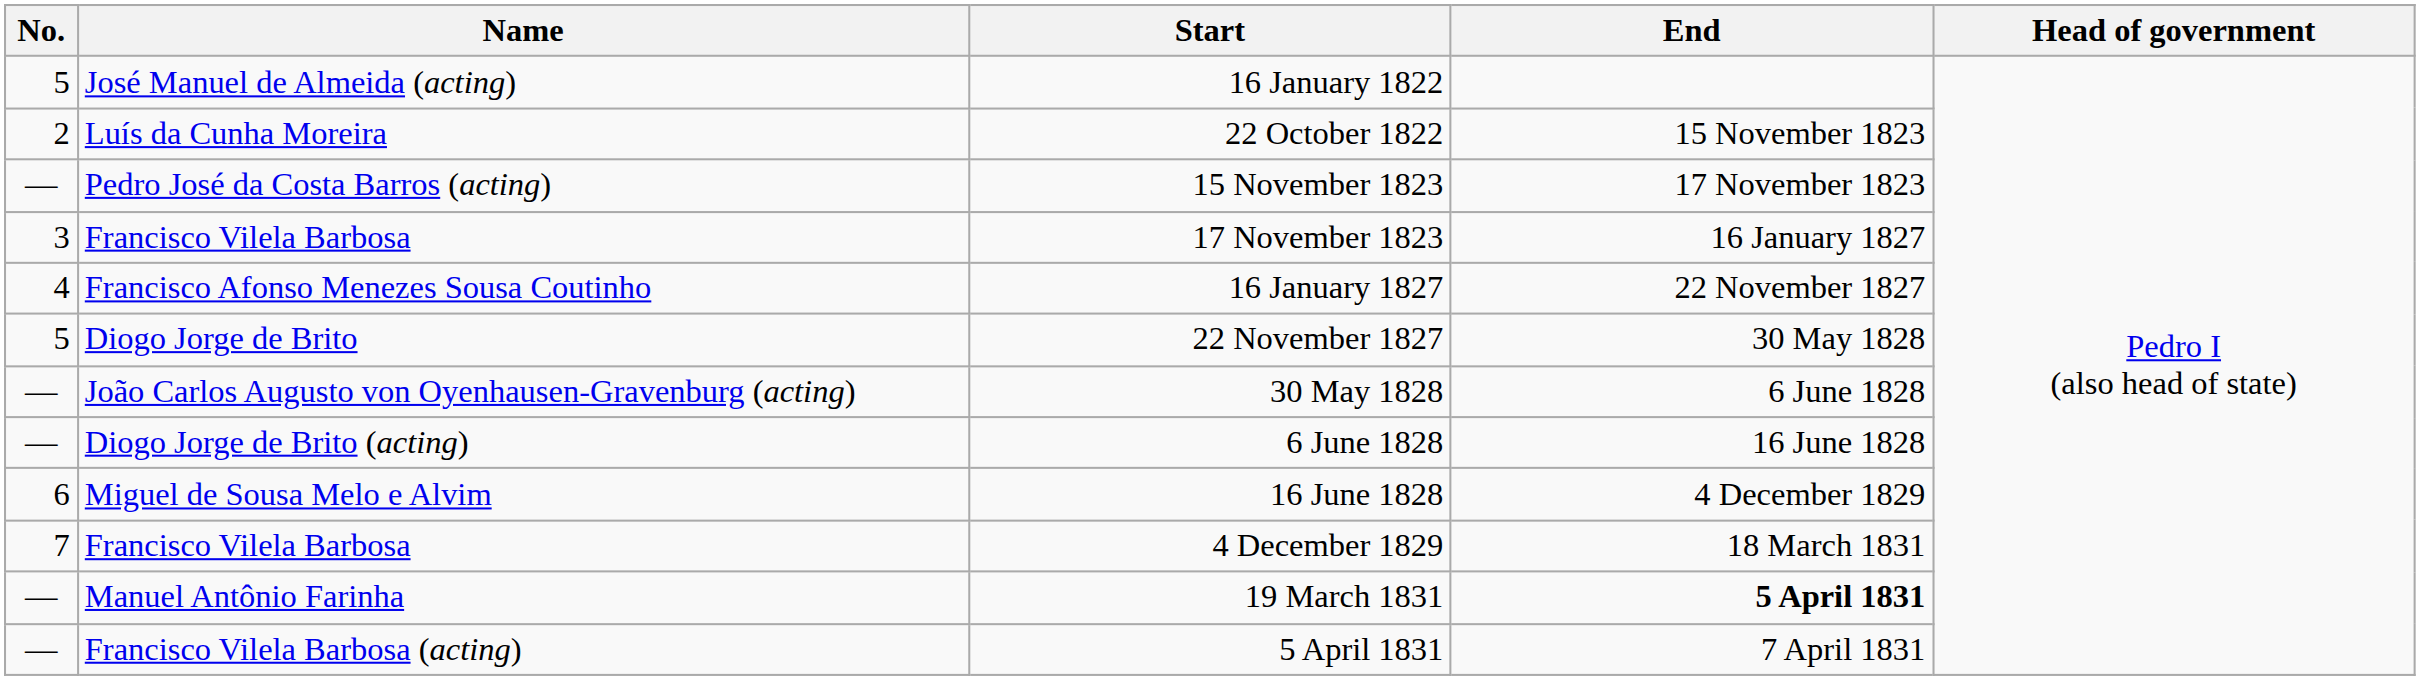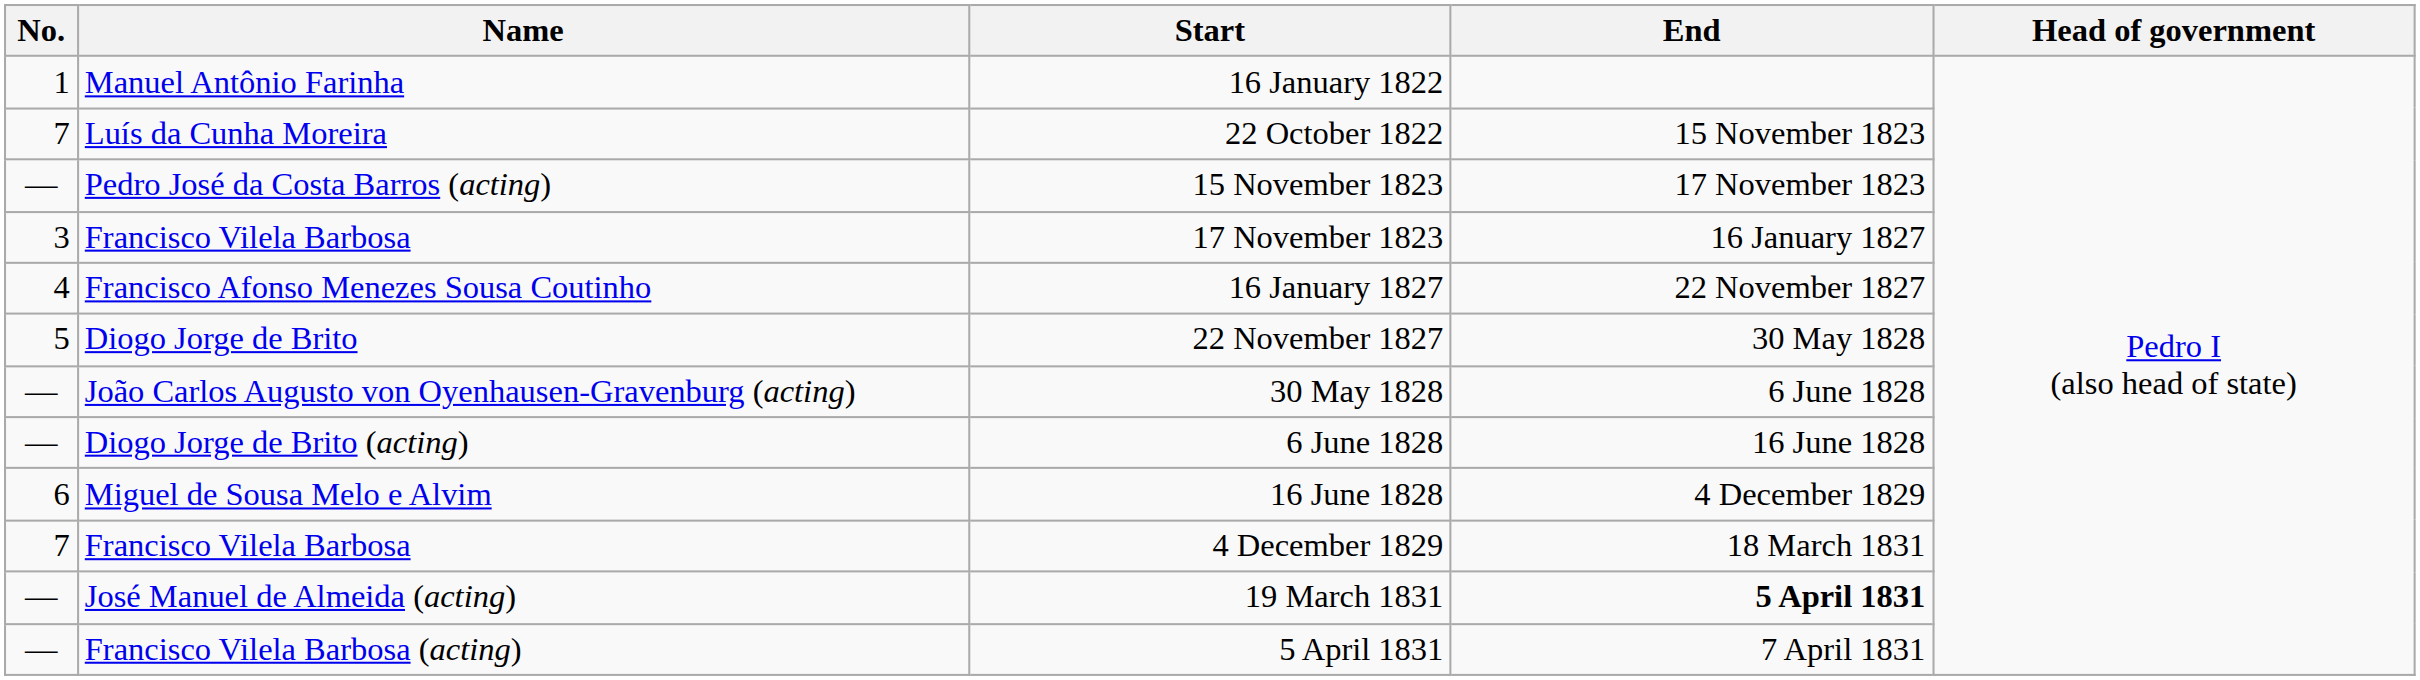(62, 81) 5 -> (62, 81) 1
(300, 81) José Manuel de Almeida (acting) -> (244, 81) Manuel Antônio Farinha
(62, 133) 2 -> (62, 133) 7
(244, 596) Manuel Antônio Farinha -> (300, 596) José Manuel de Almeida (acting)
